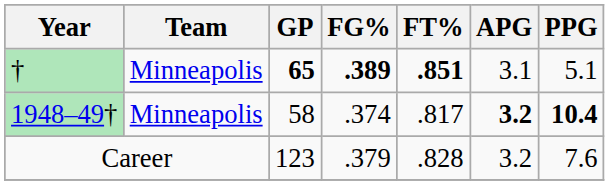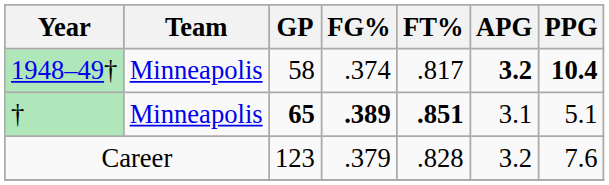rows swapped: (64, 114) <-> (18, 70)
